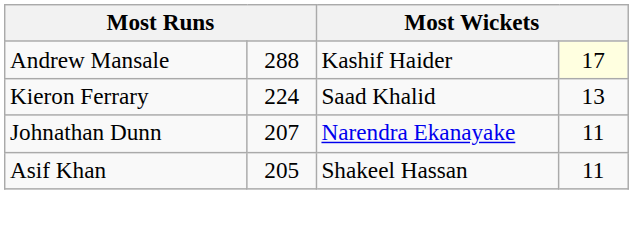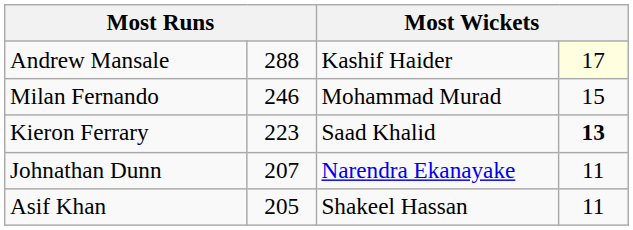+ row: (84, 96)
(282, 96) 224 -> (282, 133) 223
(593, 96) normal -> (593, 133) bold
